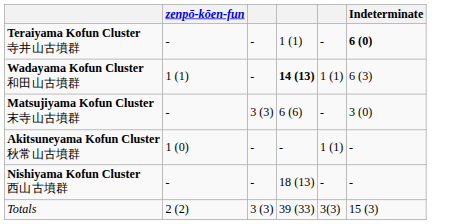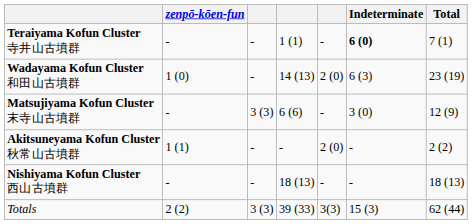+ column: (447, 14)
(177, 76) 1 (1) -> (177, 76) 1 (0)
(297, 76) bold -> (297, 76) normal
(332, 76) 1 (1) -> (332, 76) 2 (0)
(177, 147) 1 (0) -> (177, 147) 1 (1)
(332, 147) 1 (1) -> (332, 147) 2 (0)
